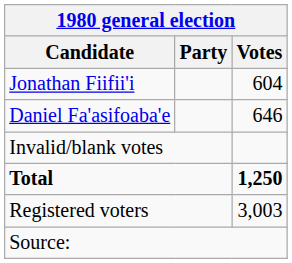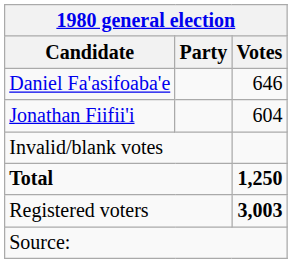rows swapped: (90, 115) <-> (72, 83)
(260, 210) normal -> (260, 210) bold
